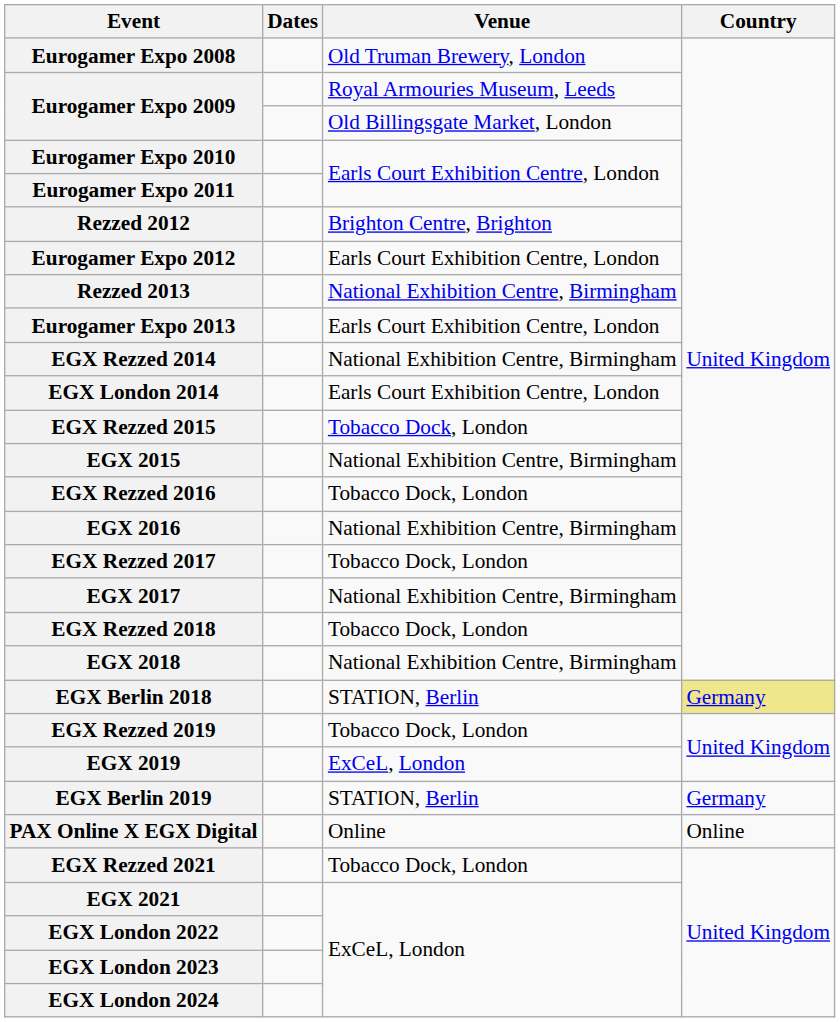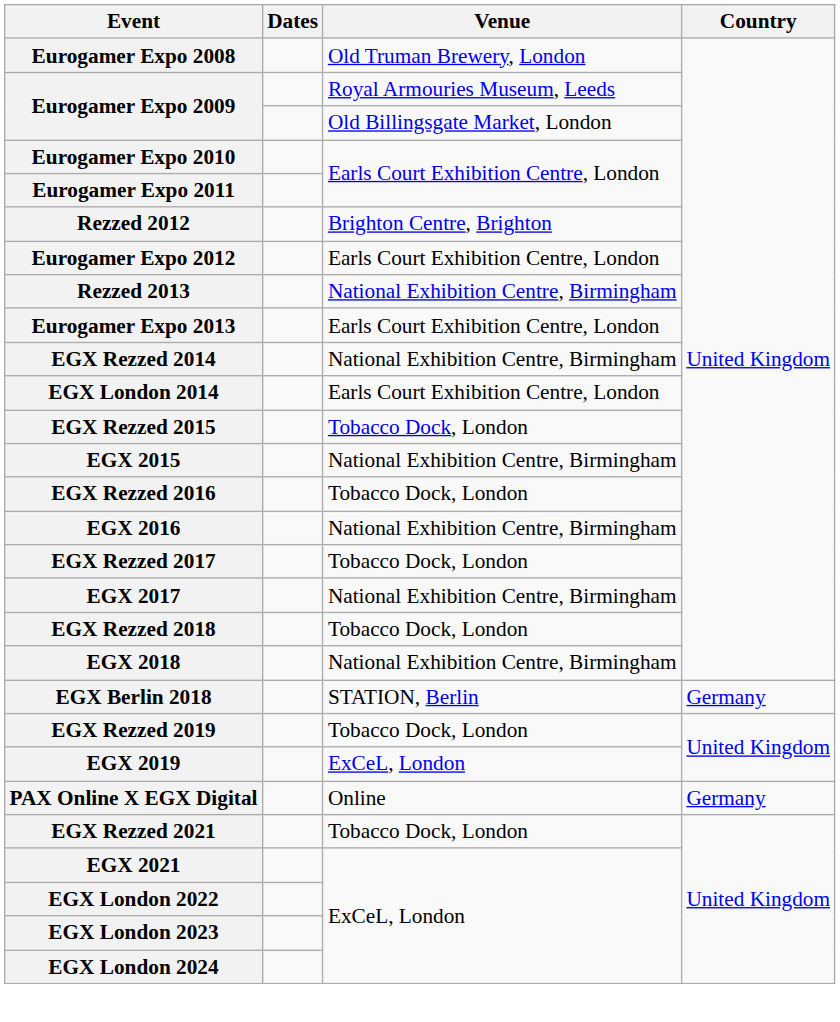(726, 696) khaki background -> (726, 696) no background
- row: (134, 797)
(715, 831) Online -> (726, 797) Germany
